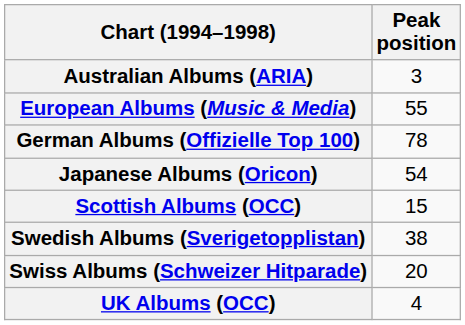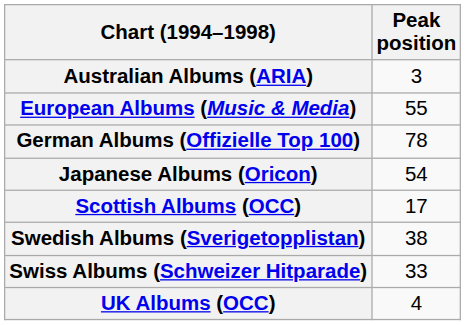(416, 206) 15 -> (416, 206) 17
(416, 271) 20 -> (416, 271) 33
